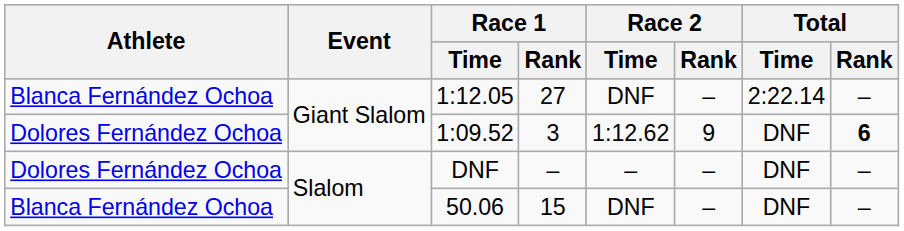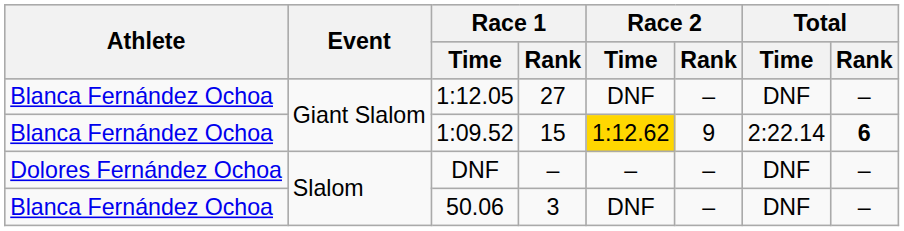(786, 97) 2:22.14 -> (786, 97) DNF
(146, 133) Dolores Fernández Ochoa -> (142, 133) Blanca Fernández Ochoa
(553, 133) 3 -> (553, 133) 15
(631, 133) no background -> (631, 133) gold background
(786, 133) DNF -> (786, 133) 2:22.14
(553, 207) 15 -> (553, 207) 3
